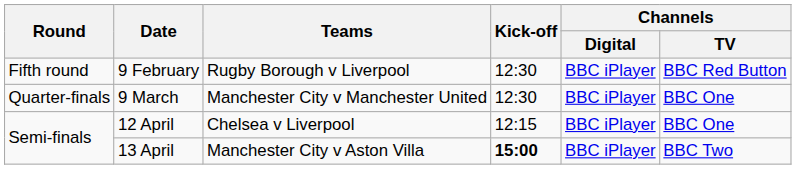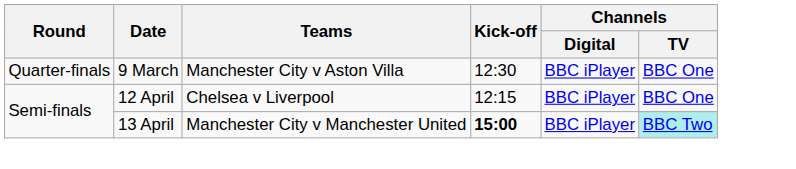- row: (159, 71)
(347, 97) Manchester City v Manchester United -> (295, 71) Manchester City v Aston Villa
(316, 151) Manchester City v Aston Villa -> (326, 124) Manchester City v Manchester United
(698, 151) no background -> (678, 124) paleturquoise background
